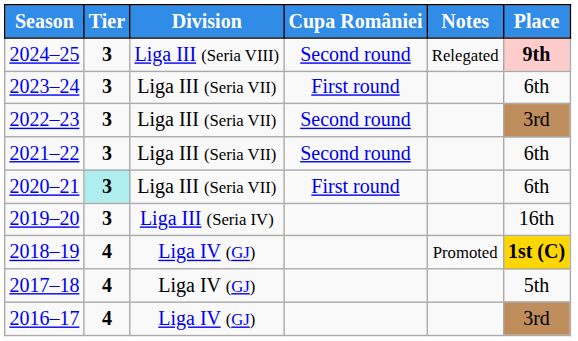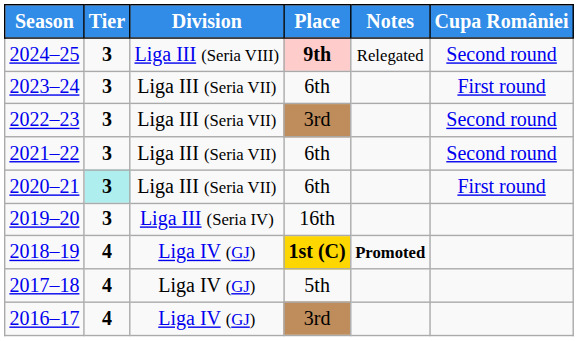columns swapped: (537, 21) <-> (355, 21)
(465, 253) normal -> (390, 252) bold
